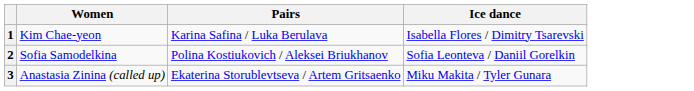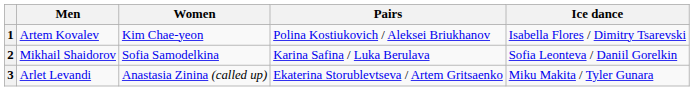+ column: (68, 14)
(249, 34) Karina Safina / Luka Berulava -> (382, 34) Polina Kostiukovich / Aleksei Briukhanov
(279, 55) Polina Kostiukovich / Aleksei Briukhanov -> (351, 55) Karina Safina / Luka Berulava
